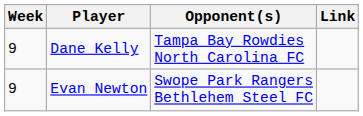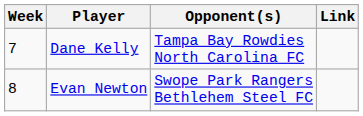(12, 49) 9 -> (12, 49) 7
(12, 90) 9 -> (12, 90) 8
